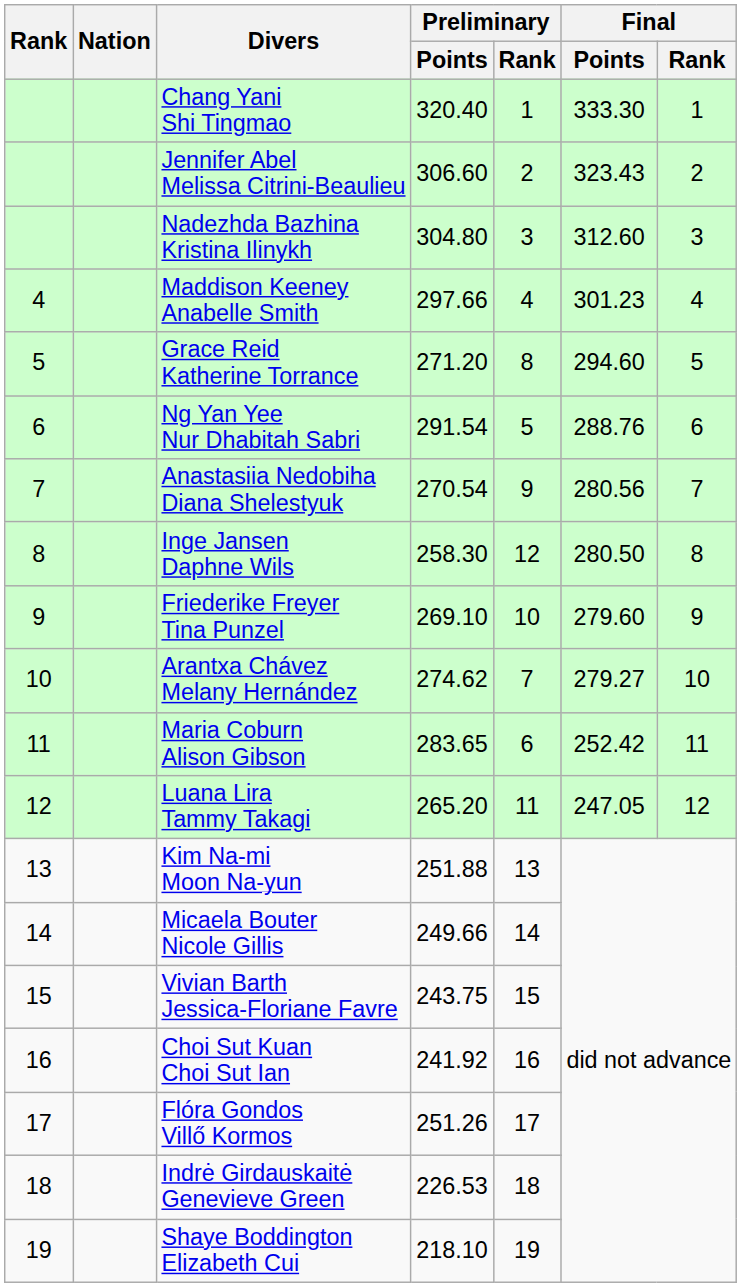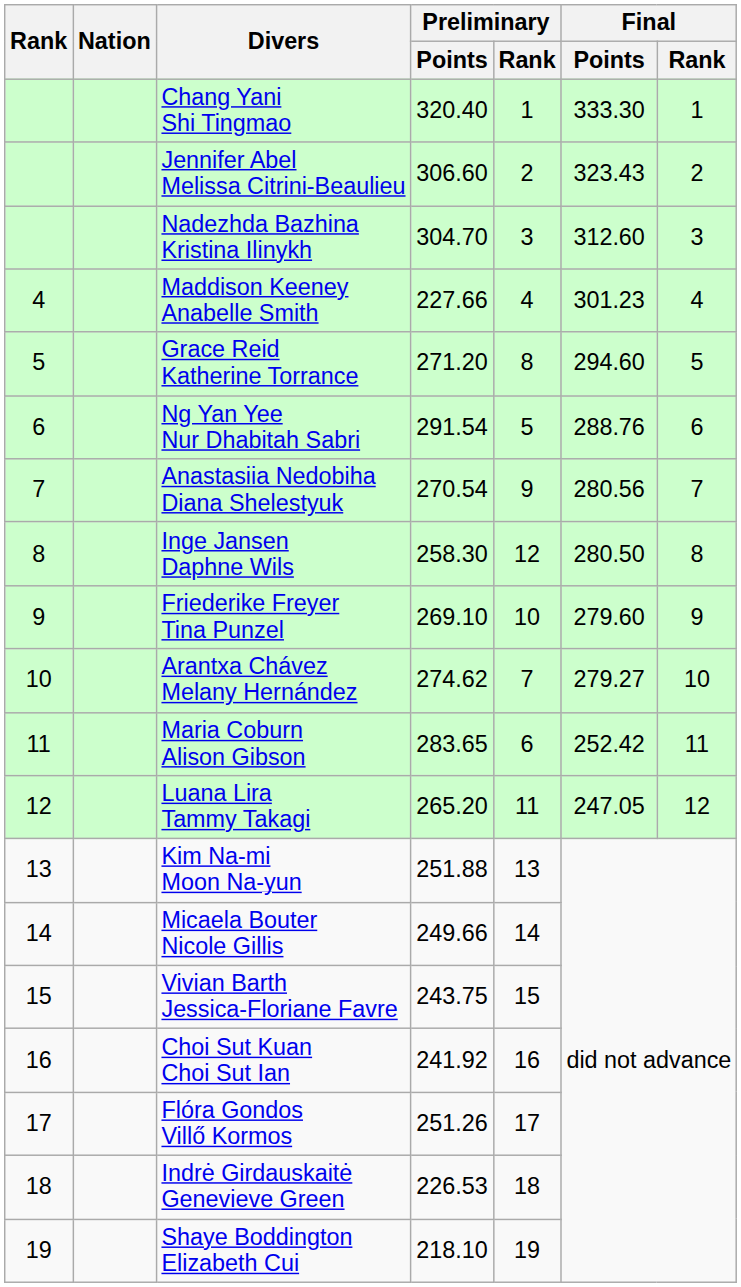(452, 236) 304.80 -> (452, 236) 304.70
(452, 300) 297.66 -> (452, 300) 227.66
